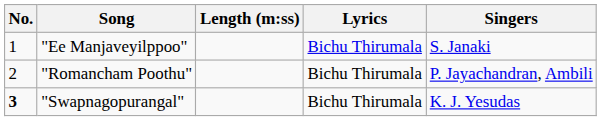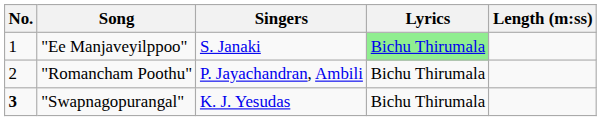columns swapped: (511, 18) <-> (250, 18)
(365, 46) no background -> (428, 46) lightgreen background
